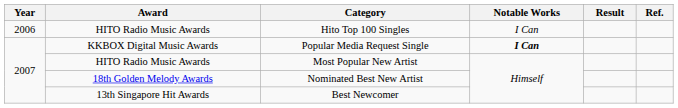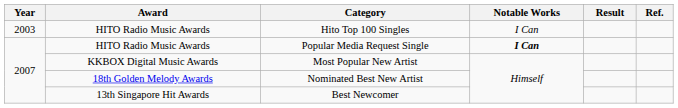(25, 29) 2006 -> (25, 29) 2003
(153, 45) KKBOX Digital Music Awards -> (153, 45) HITO Radio Music Awards
(153, 62) HITO Radio Music Awards -> (153, 62) KKBOX Digital Music Awards
